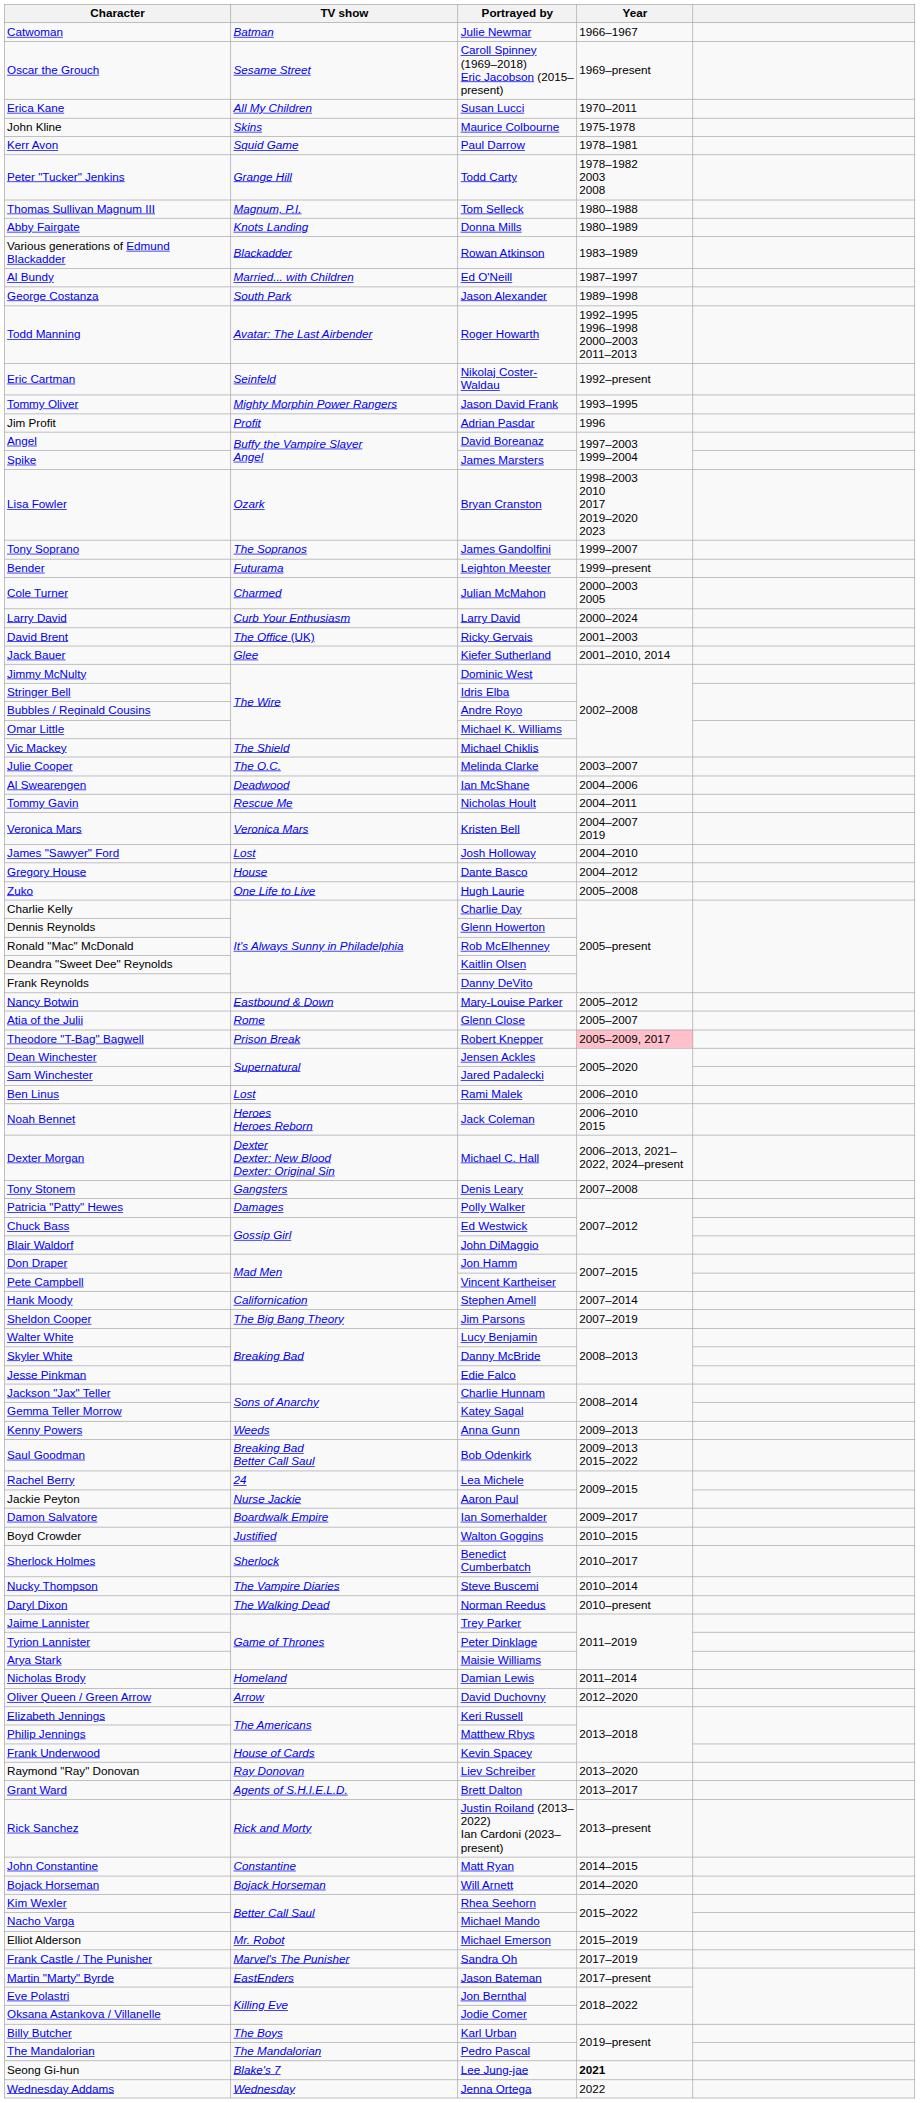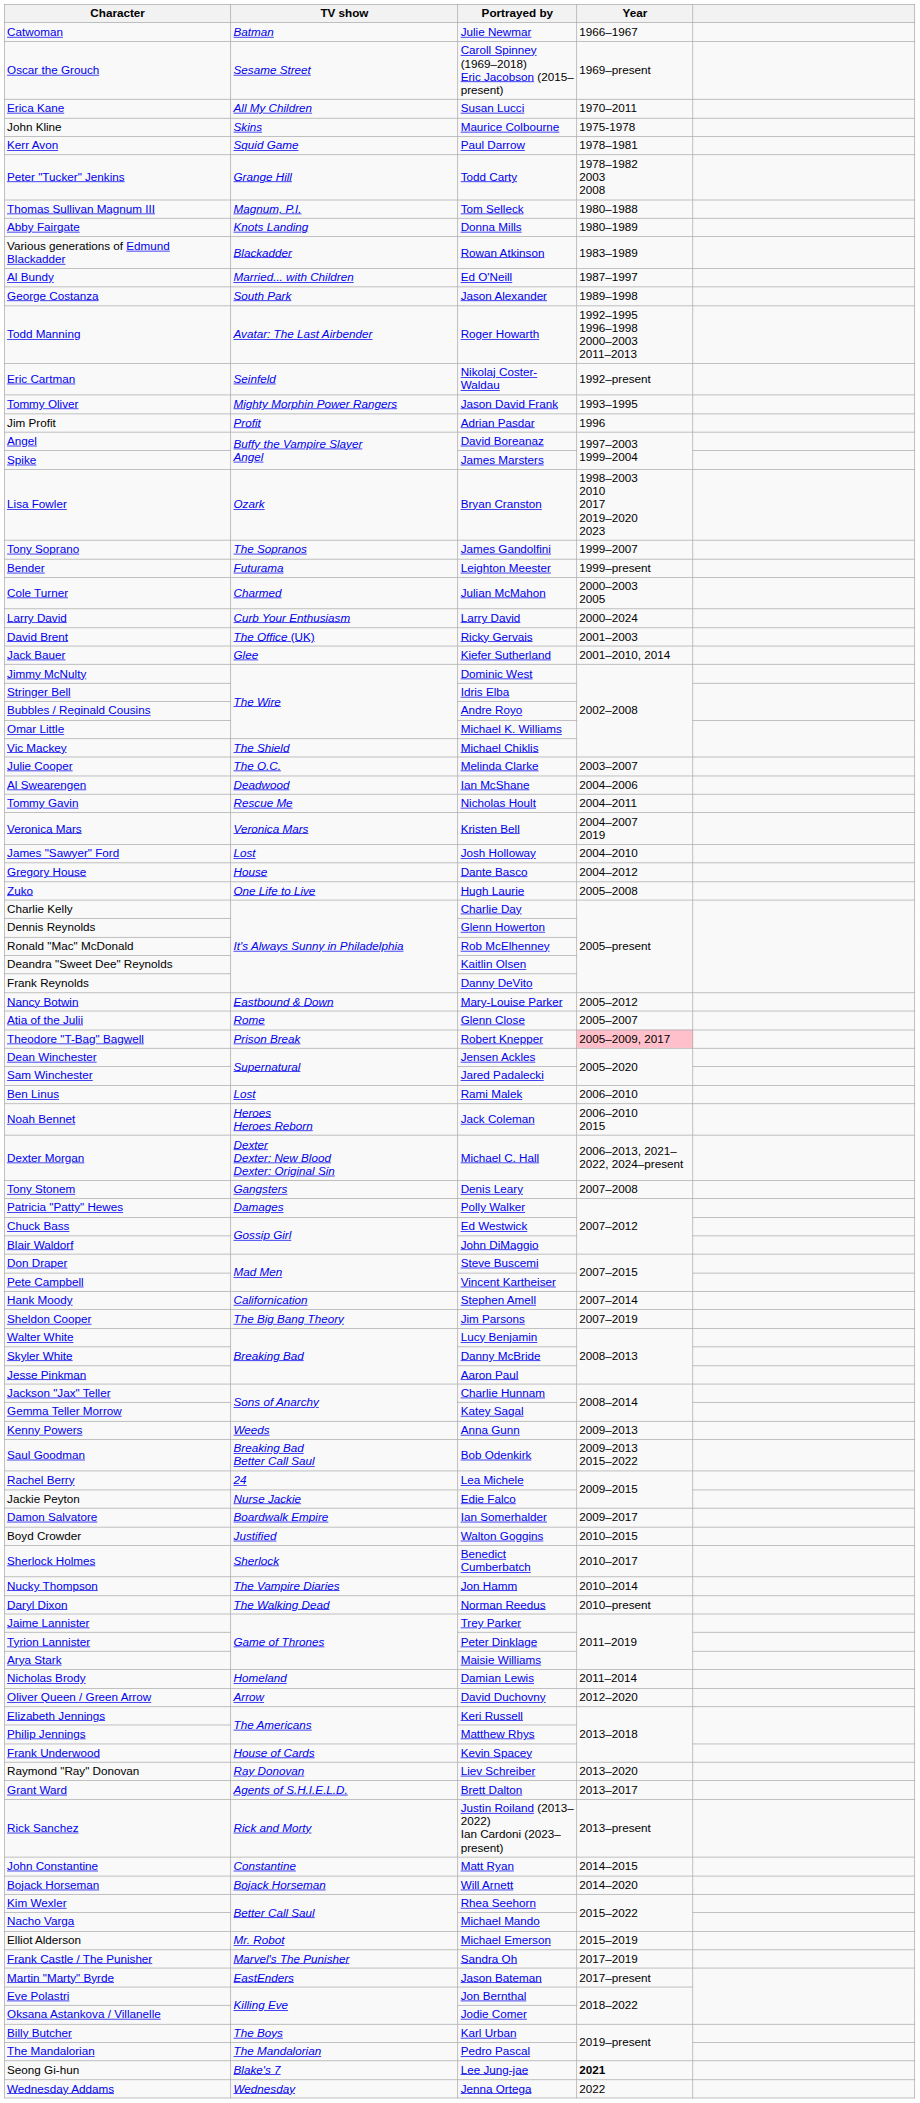(489, 1263) Jon Hamm -> (500, 1263) Steve Buscemi
(488, 1374) Edie Falco -> (490, 1374) Aaron Paul
(490, 1499) Aaron Paul -> (488, 1499) Edie Falco
(500, 1586) Steve Buscemi -> (489, 1586) Jon Hamm
